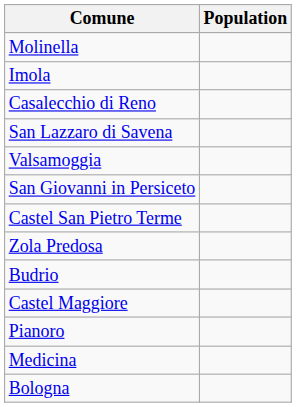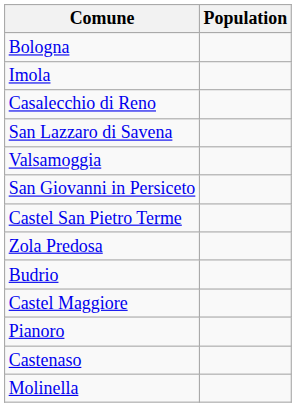rows swapped: (39, 388) <-> (44, 47)
- row: (43, 359)
+ row: (45, 359)
